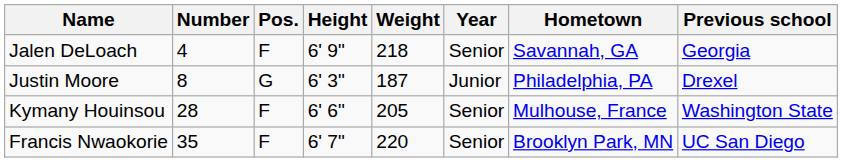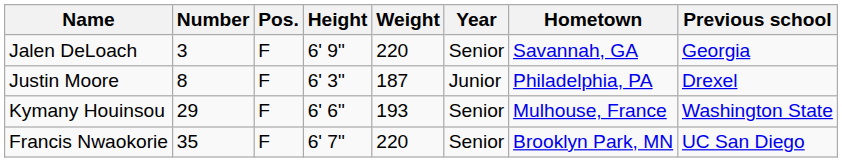(182, 50) 4 -> (182, 50) 3
(392, 50) 218 -> (392, 50) 220
(266, 80) G -> (264, 80) F
(188, 111) 28 -> (188, 111) 29
(392, 111) 205 -> (392, 111) 193
